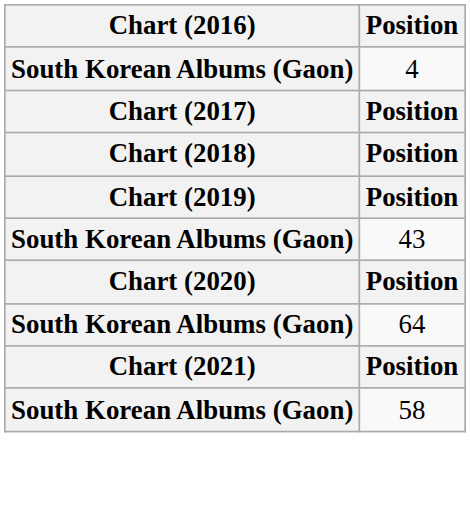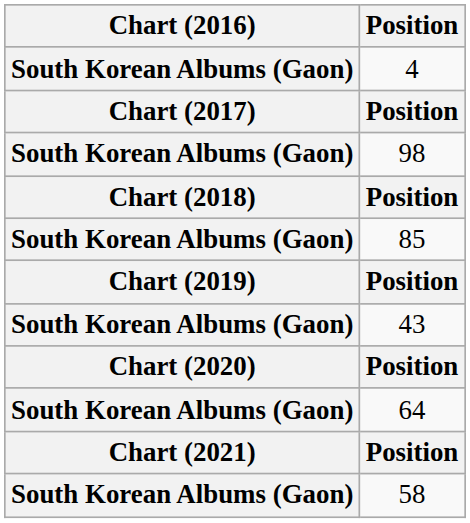+ row: (412, 153)
+ row: (412, 238)
